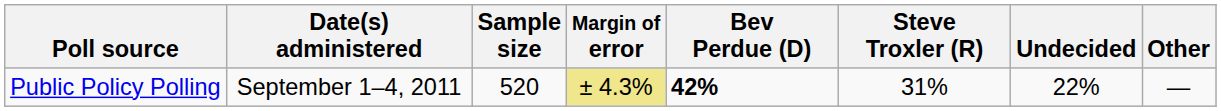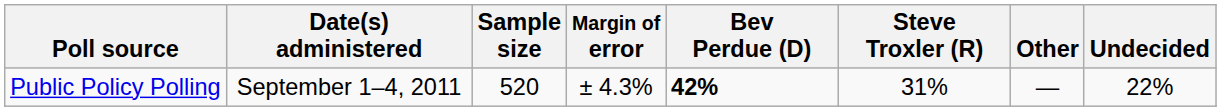columns swapped: (1179, 49) <-> (1076, 49)
(616, 86) khaki background -> (616, 86) no background
